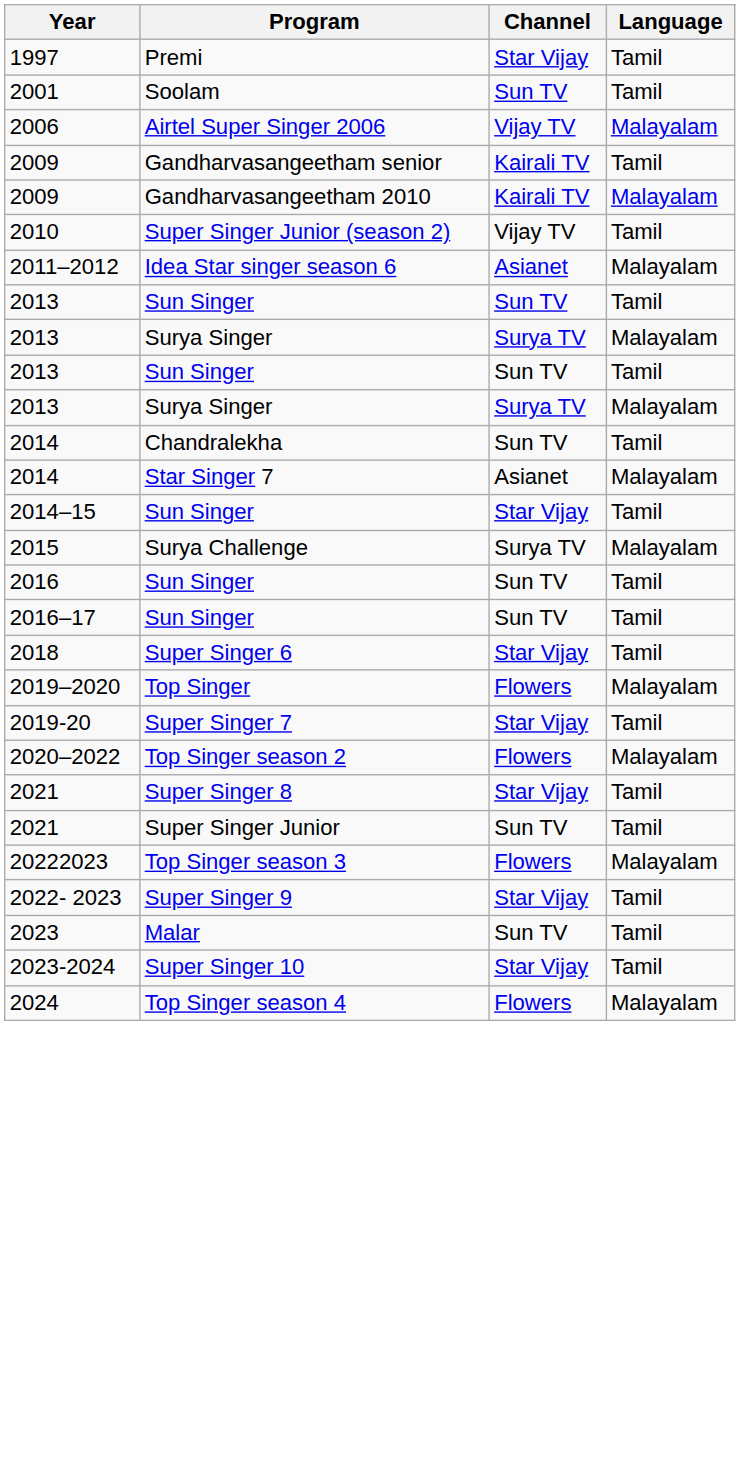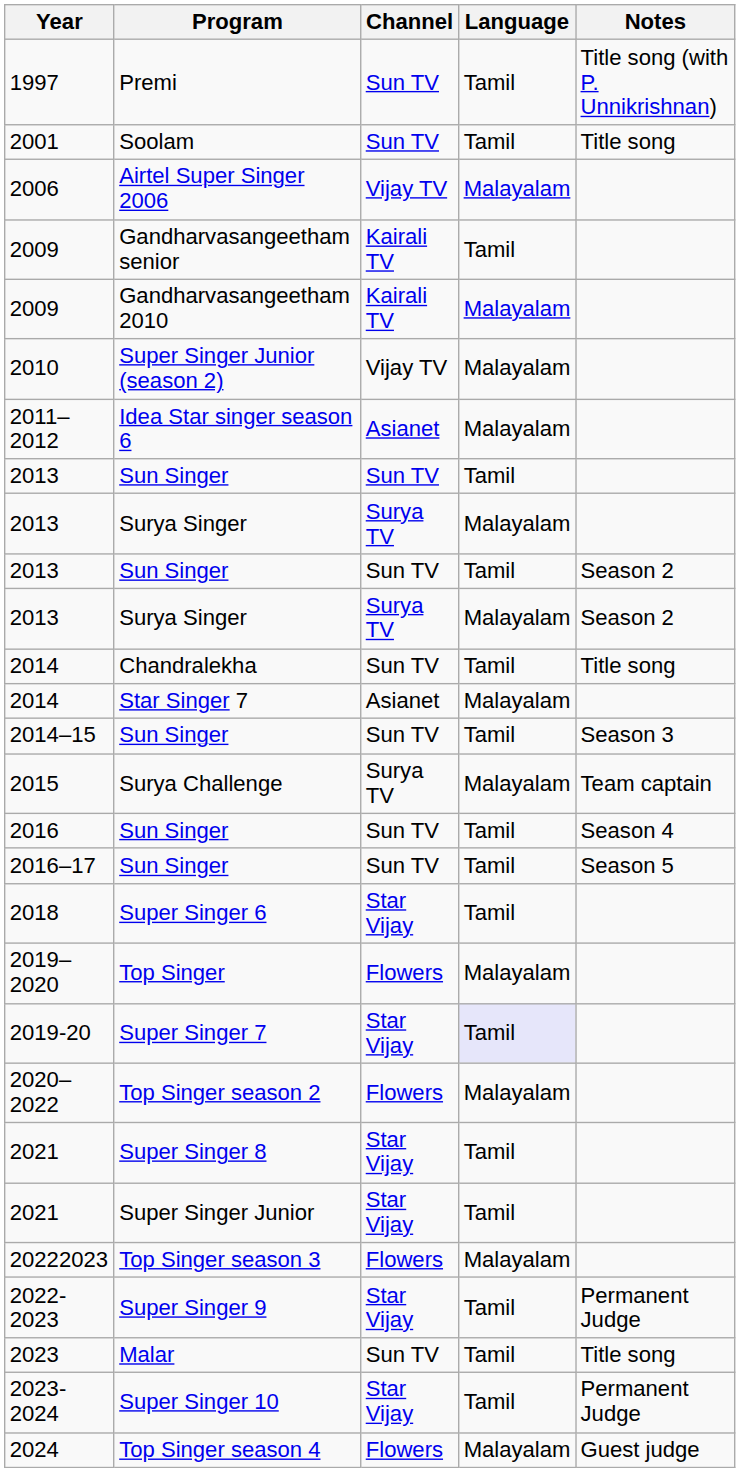+ column: (655, 22)
(541, 57) Star Vijay -> (402, 81) Sun TV
(637, 232) Tamil -> (517, 368) Malayalam
(541, 512) Star Vijay -> (402, 735) Sun TV
(637, 722) no background -> (489, 1032) lavender background
(531, 827) Sun TV -> (389, 1212) Star Vijay
